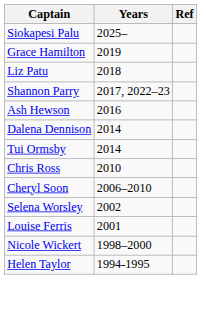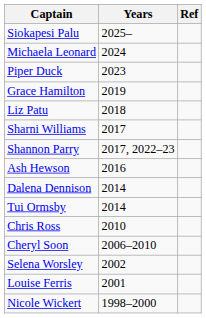+ row: (52, 52)
+ row: (35, 71)
+ row: (47, 129)
- row: (39, 264)
